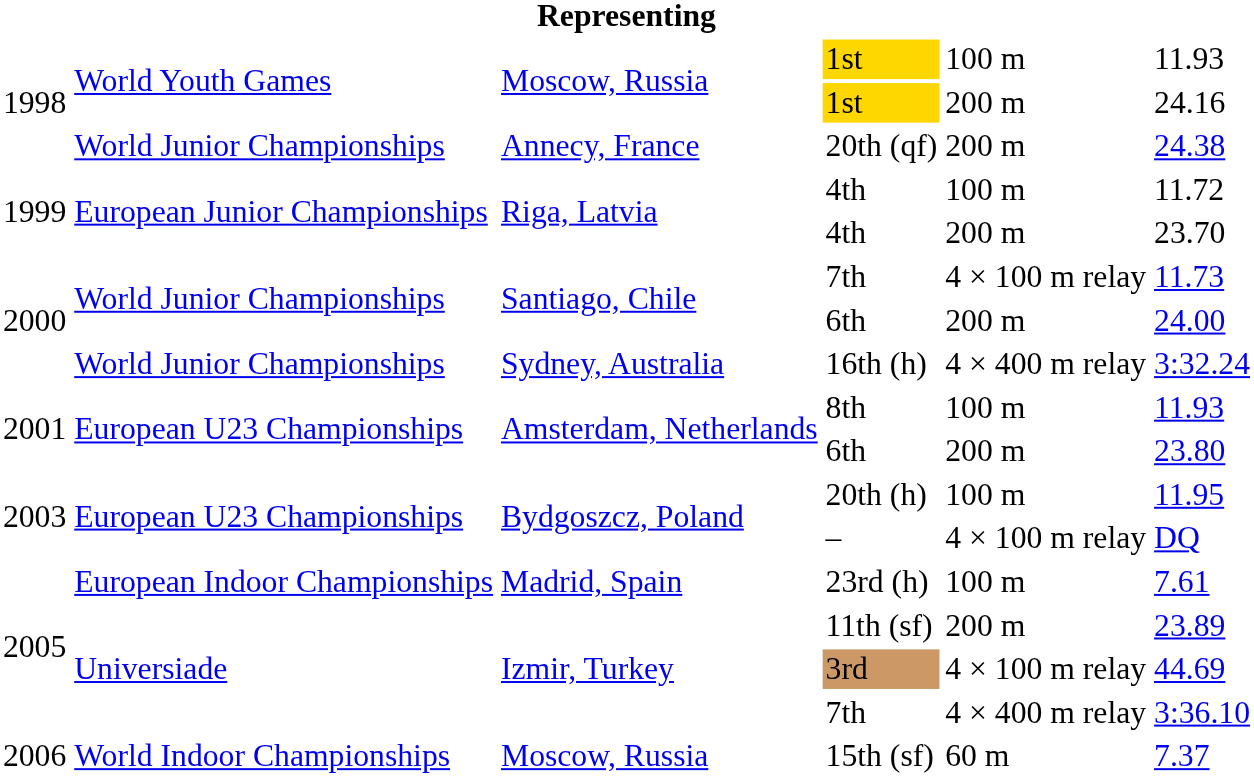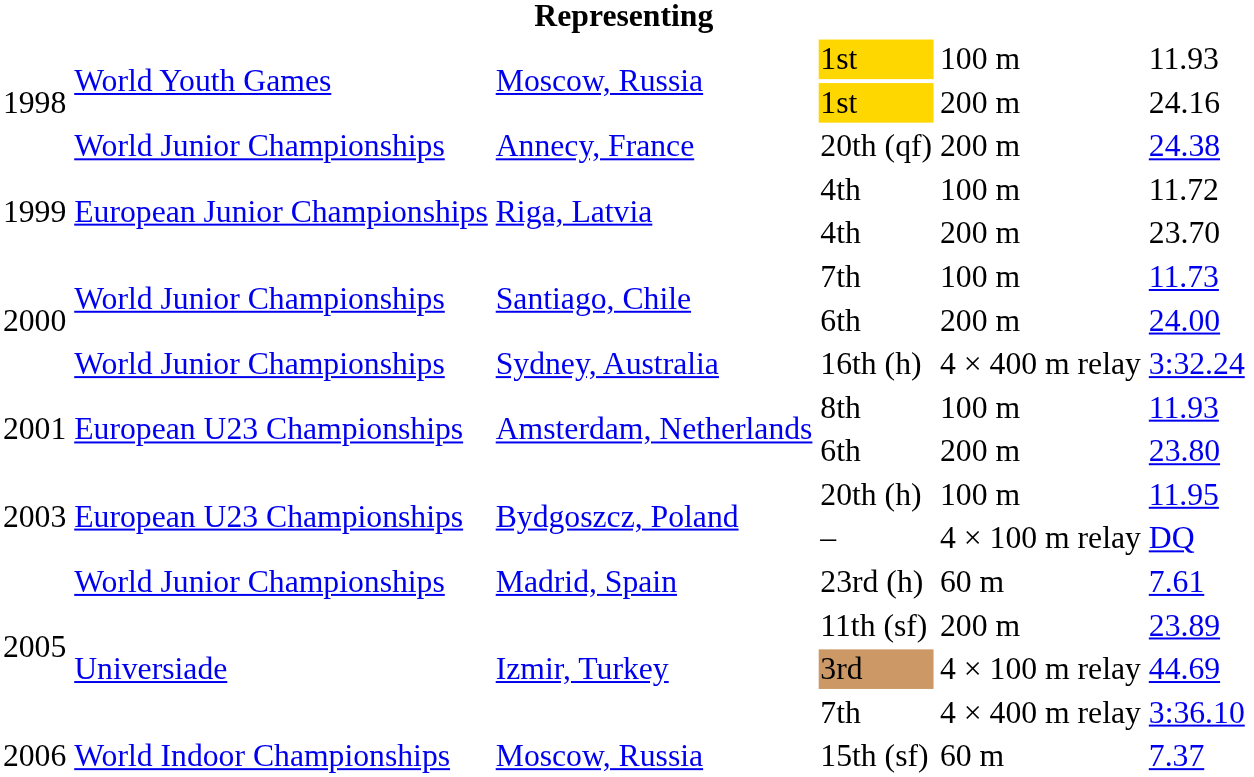(1046, 276) 4 × 100 m relay -> (980, 276) 100 m
(284, 581) European Indoor Championships -> (260, 581) World Junior Championships
(985, 581) 100 m -> (972, 581) 60 m
